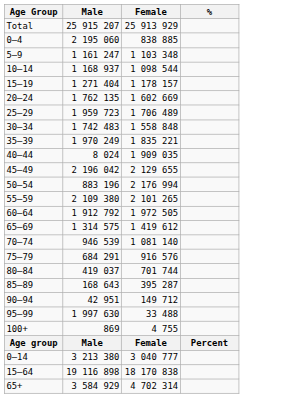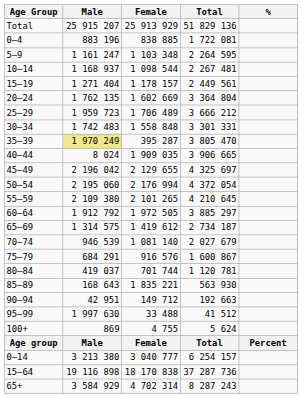+ column: (209, 12)
(95, 40) 2 195 060 -> (101, 40) 883 196
(95, 141) no background -> (95, 141) khaki background
(154, 141) 1 835 221 -> (159, 141) 395 287
(101, 184) 883 196 -> (95, 184) 2 195 060
(159, 285) 395 287 -> (154, 285) 1 835 221
